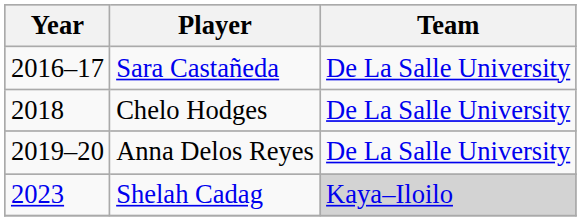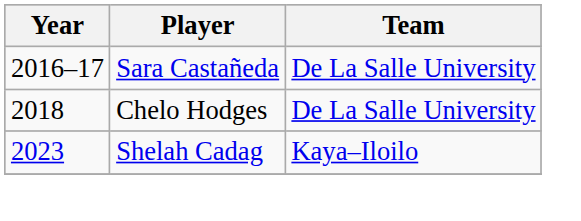- row: (215, 151)
(390, 194) lightgrey background -> (355, 151) no background
